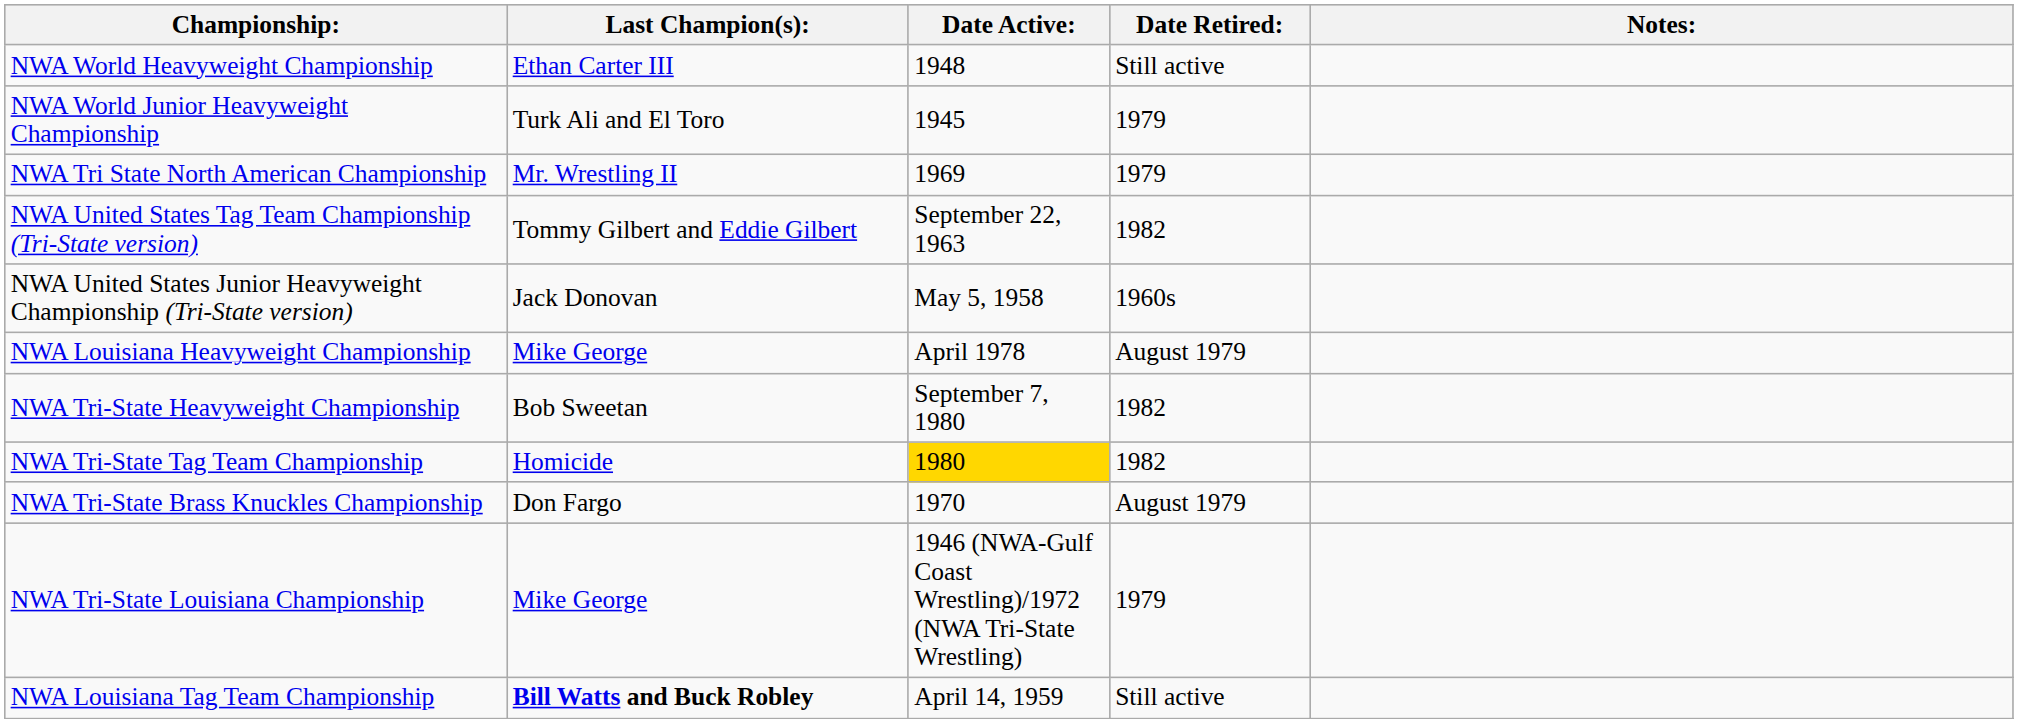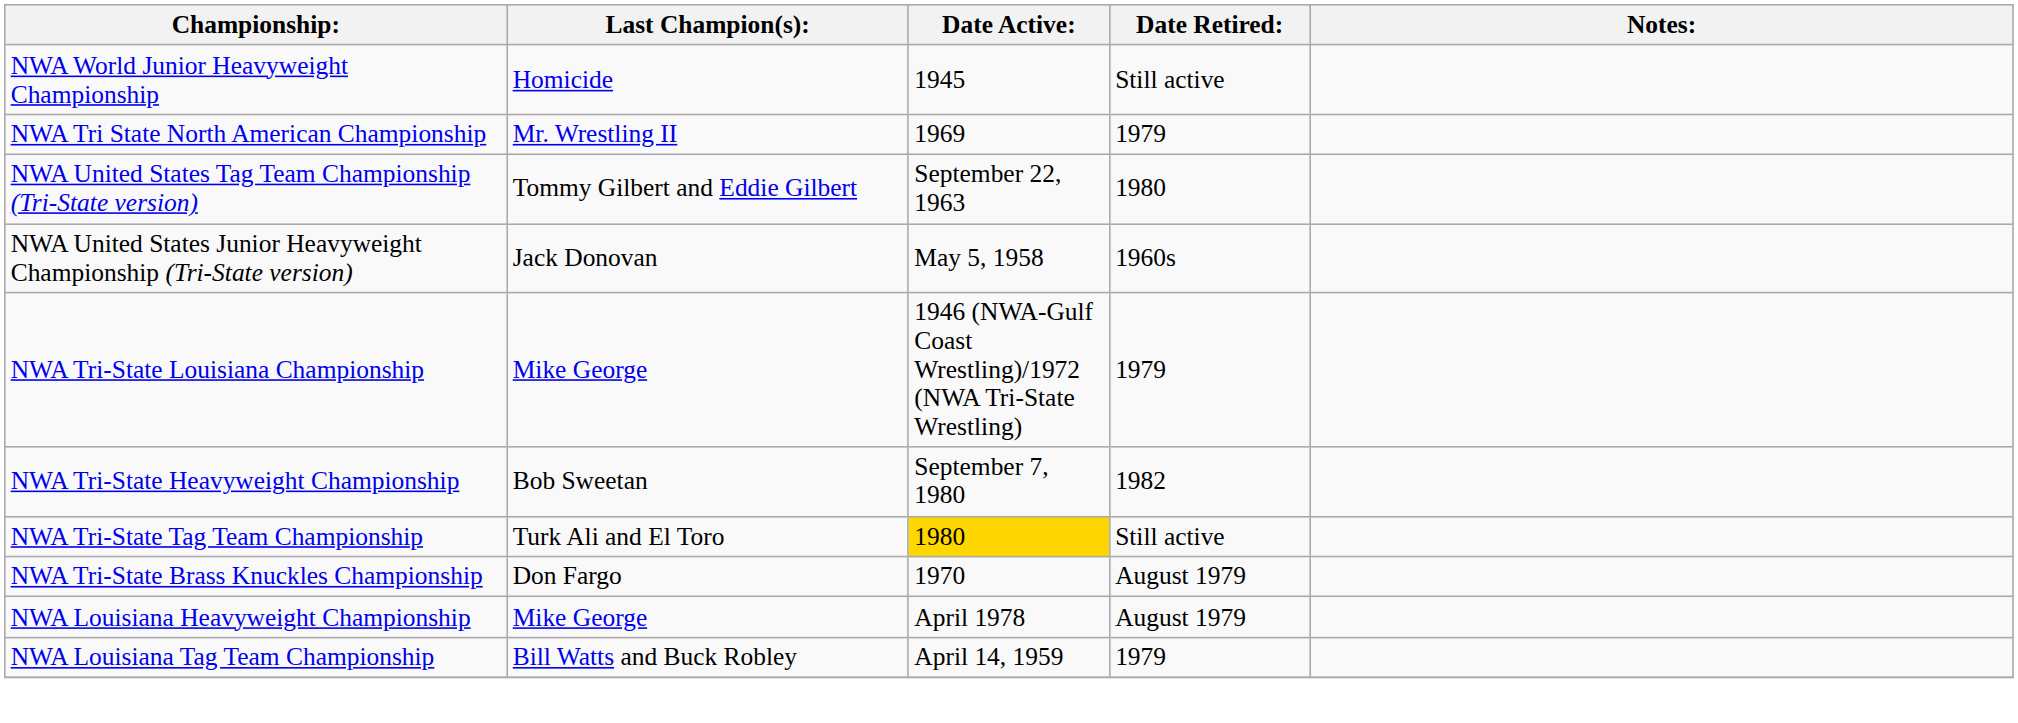- row: (222, 65)
(619, 119) Turk Ali and El Toro -> (563, 79) Homicide
(1141, 119) 1979 -> (1170, 79) Still active
(1141, 228) 1982 -> (1141, 188) 1980
rows swapped: (217, 599) <-> (241, 352)
(563, 461) Homicide -> (619, 536) Turk Ali and El Toro
(1141, 461) 1982 -> (1170, 536) Still active
(663, 697) bold -> (655, 657) normal
(1170, 697) Still active -> (1141, 657) 1979
